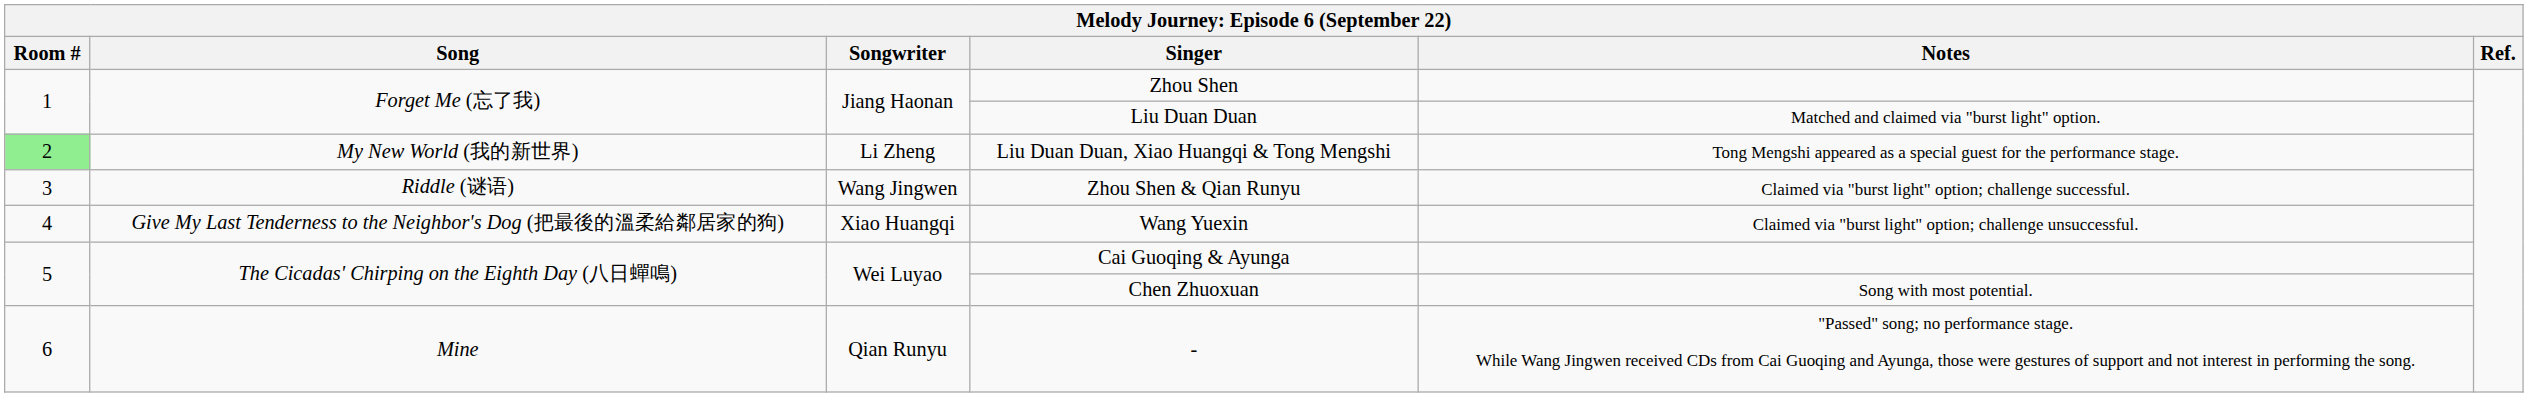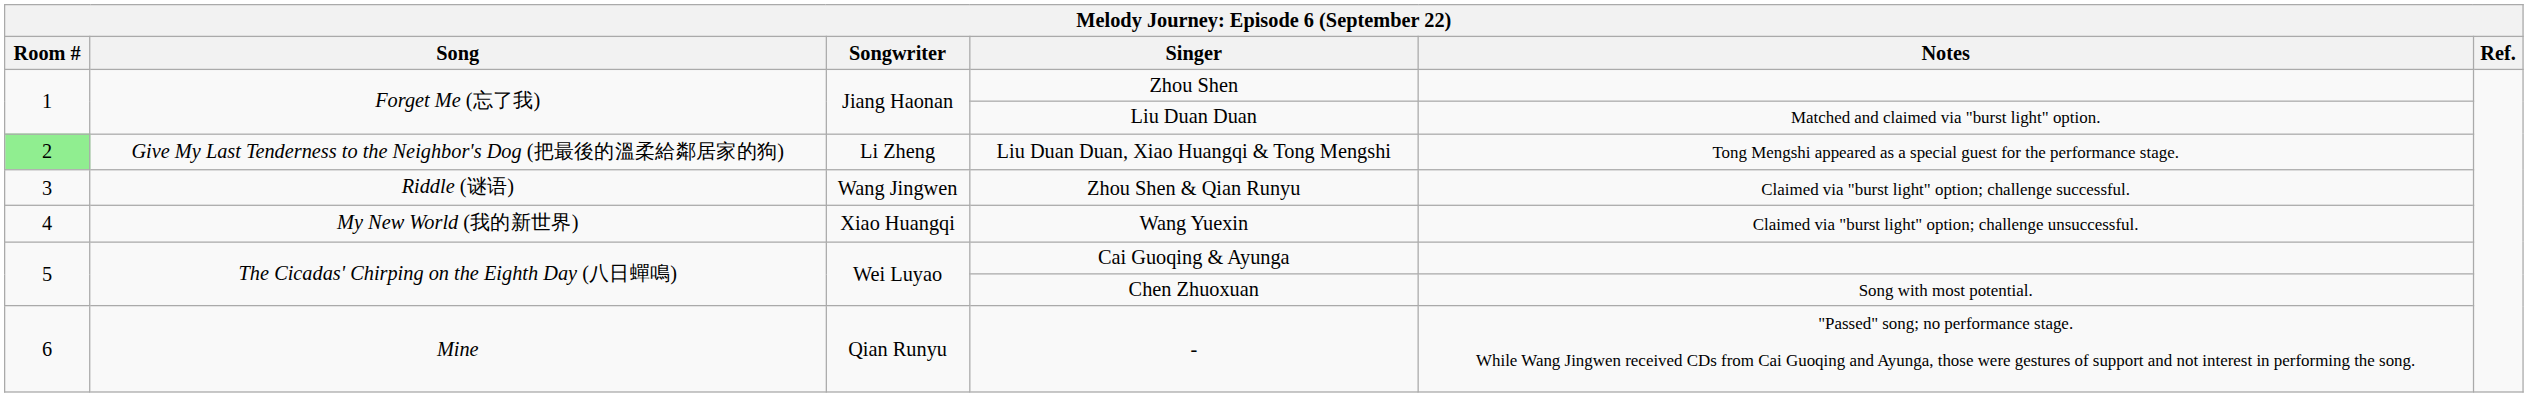(458, 150) My New World (我的新世界) -> (458, 150) Give My Last Tenderness to the Neighbor's Dog (把最後的溫柔給鄰居家的狗)
(458, 222) Give My Last Tenderness to the Neighbor's Dog (把最後的溫柔給鄰居家的狗) -> (458, 222) My New World (我的新世界)
